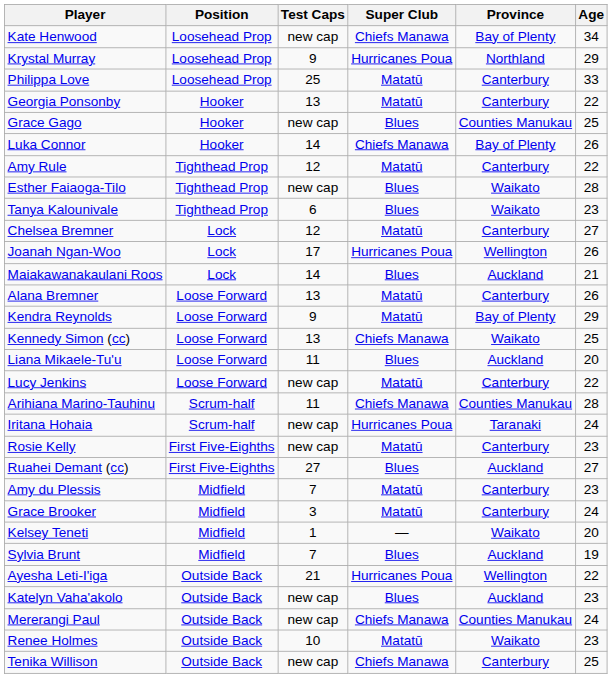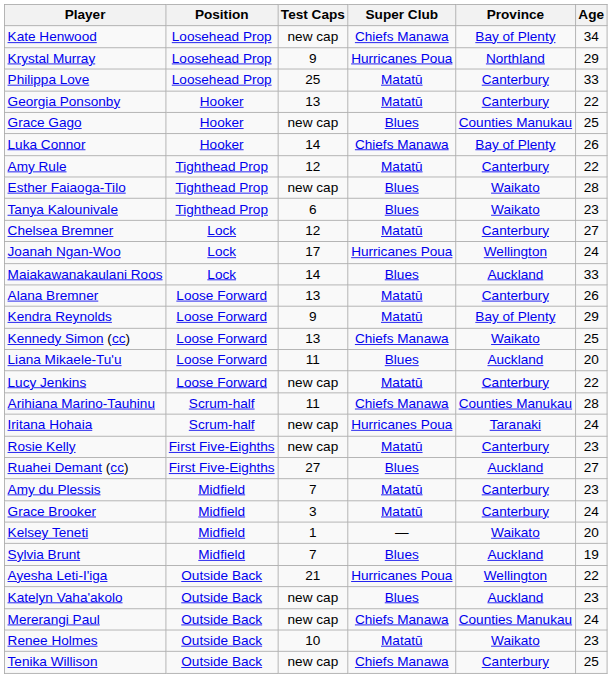(591, 252) 26 -> (591, 252) 24
(591, 274) 21 -> (591, 274) 33
